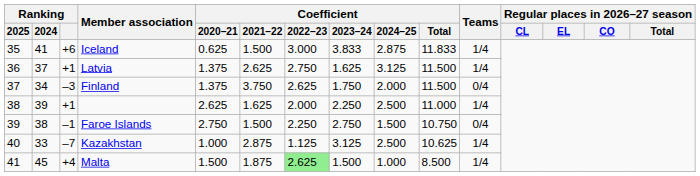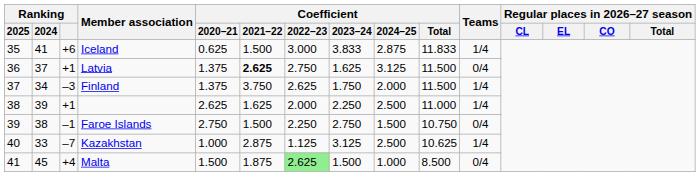(257, 67) normal -> (257, 67) bold
(481, 67) 1/4 -> (481, 67) 0/4
(481, 86) 0/4 -> (481, 86) 1/4
(481, 161) 1/4 -> (481, 161) 0/4
